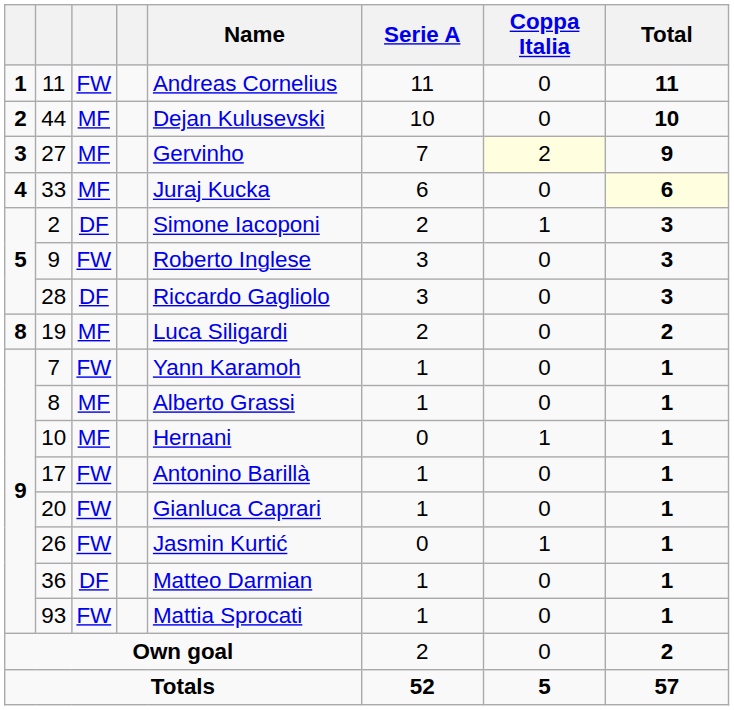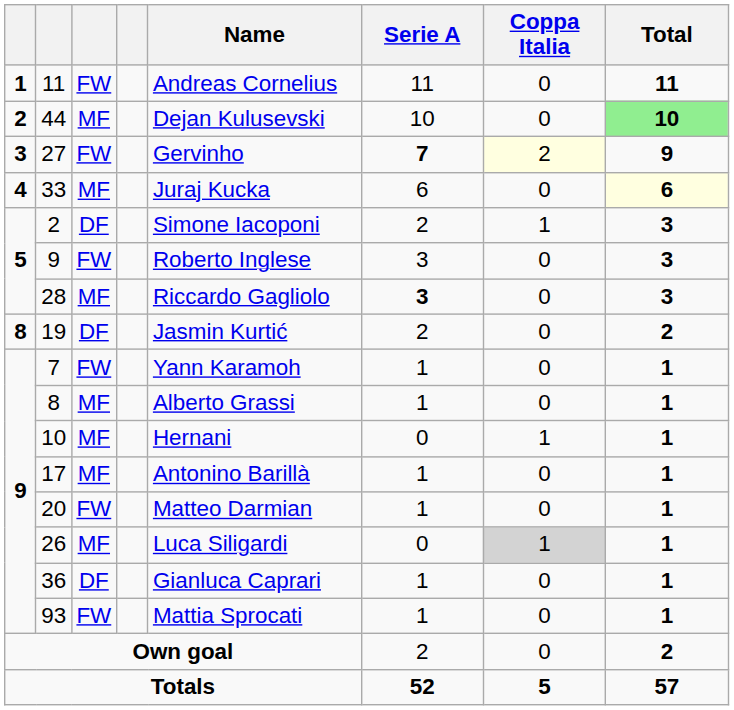(667, 118) no background -> (667, 118) lightgreen background
(94, 154) MF -> (94, 154) FW
(422, 154) normal -> (422, 154) bold
(94, 296) DF -> (94, 296) MF
(422, 296) normal -> (422, 296) bold
(94, 331) MF -> (94, 331) DF
(220, 331) Luca Siligardi -> (220, 331) Jasmin Kurtić
(94, 473) FW -> (94, 473) MF
(237, 509) Gianluca Caprari -> (233, 509) Matteo Darmian
(94, 544) FW -> (94, 544) MF
(220, 544) Jasmin Kurtić -> (220, 544) Luca Siligardi
(545, 544) no background -> (545, 544) lightgrey background
(233, 580) Matteo Darmian -> (237, 580) Gianluca Caprari
